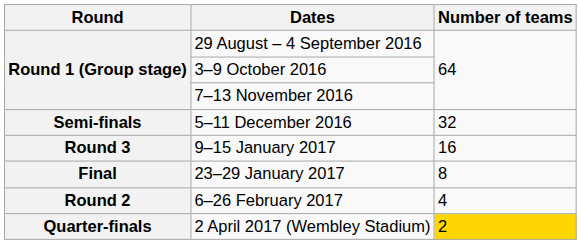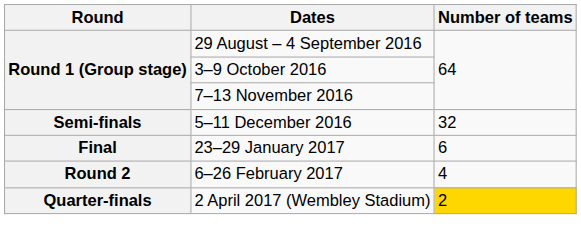- row: (265, 148)
(443, 174) 8 -> (443, 148) 6
